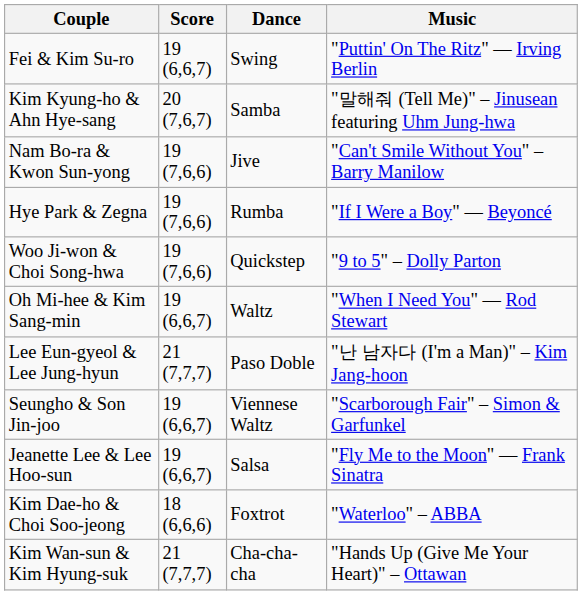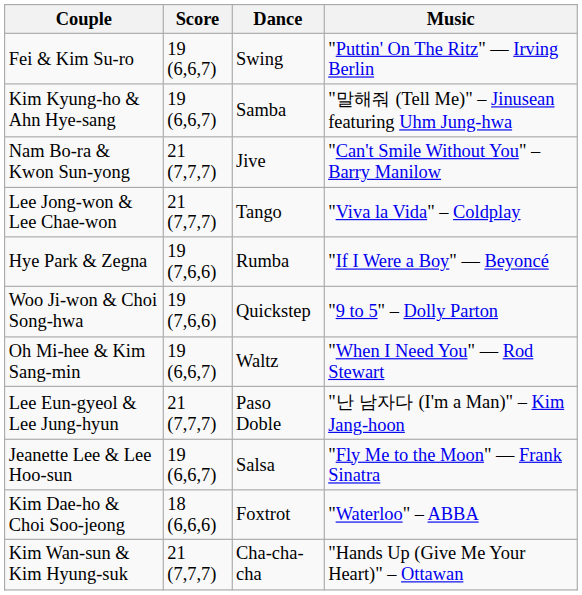(187, 110) 20 (7,6,7) -> (192, 110) 19 (6,6,7)
(187, 161) 19 (7,6,6) -> (192, 161) 21 (7,7,7)
+ row: (71, 211)
- row: (67, 414)
